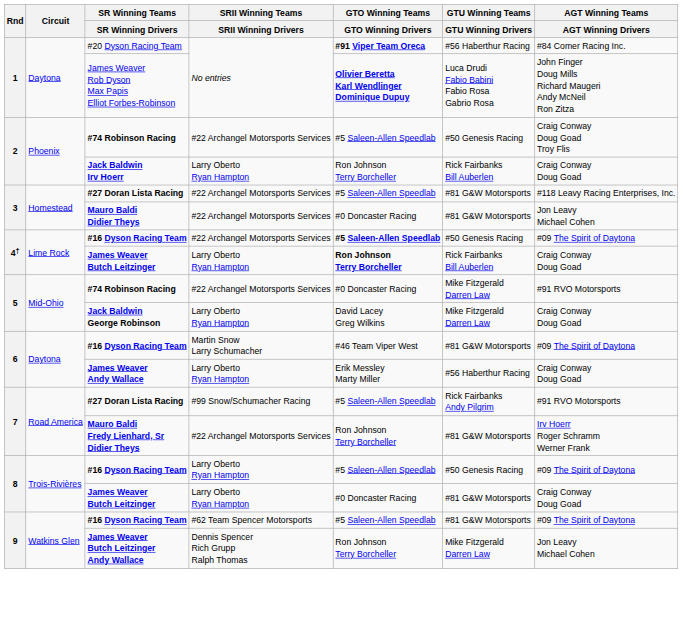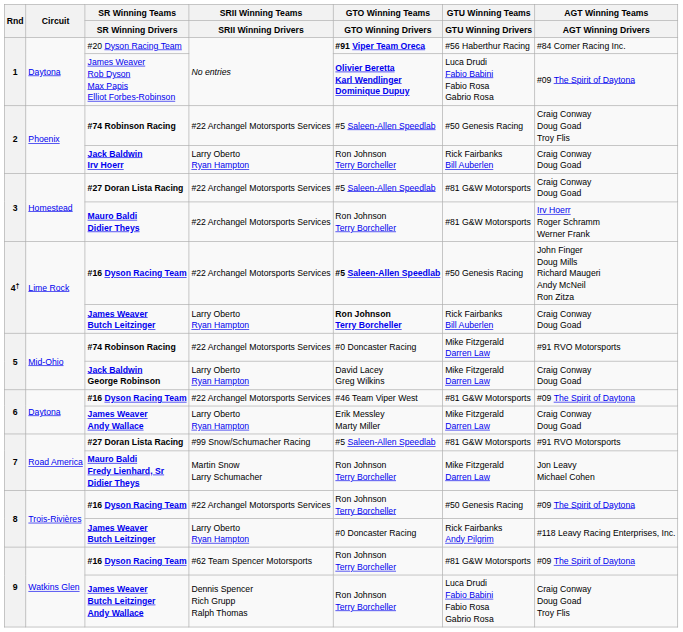(569, 86) John Finger Doug Mills Richard Maugeri Andy McNeil Ron Zitza -> (586, 80) #09 The Spirit of Daytona
(606, 194) #118 Leavy Racing Enterprises, Inc. -> (564, 188) Craig Conway Doug Goad
(376, 216) #0 Doncaster Racing -> (366, 222) Ron Johnson Terry Borcheller
(566, 216) Jon Leavy Michael Cohen -> (569, 221) Irv Hoerr Roger Schramm Werner Frank
(586, 238) #09 The Spirit of Daytona -> (569, 274) John Finger Doug Mills Richard Maugeri Andy McNeil Ron Zitza
(227, 345) Martin Snow Larry Schumacher -> (261, 398) #22 Archangel Motorsports Services
(488, 374) #56 Haberthur Racing -> (474, 420) Mike Fitzgerald Darren Law
(474, 402) Rick Fairbanks Andy Pilgrim -> (488, 443) #81 G&W Motorsports
(261, 436) #22 Archangel Motorsports Services -> (227, 471) Martin Snow Larry Schumacher
(488, 436) #81 G&W Motorsports -> (474, 471) Mike Fitzgerald Darren Law
(569, 435) Irv Hoerr Roger Schramm Werner Frank -> (566, 471) Jon Leavy Michael Cohen
(220, 470) Larry Oberto Ryan Hampton -> (261, 505) #22 Archangel Motorsports Services
(385, 470) #5 Saleen-Allen Speedlab -> (366, 505) Ron Johnson Terry Borcheller
(488, 498) #81 G&W Motorsports -> (474, 533) Rick Fairbanks Andy Pilgrim
(564, 498) Craig Conway Doug Goad -> (606, 533) #118 Leavy Racing Enterprises, Inc.
(385, 520) #5 Saleen-Allen Speedlab -> (366, 561) Ron Johnson Terry Borcheller
(474, 549) Mike Fitzgerald Darren Law -> (469, 601) Luca Drudi Fabio Babini Fabio Rosa Gabrio Rosa
(566, 549) Jon Leavy Michael Cohen -> (564, 601) Craig Conway Doug Goad Troy Flis
